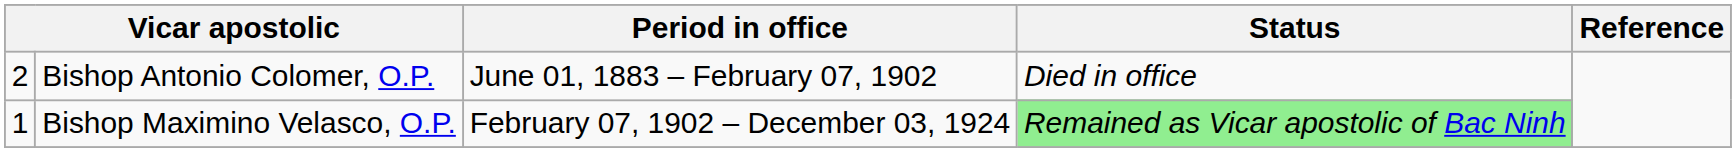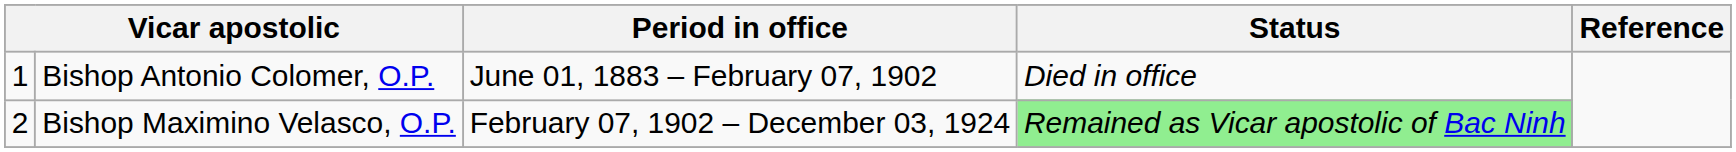(20, 75) 2 -> (20, 75) 1
(20, 123) 1 -> (20, 123) 2
